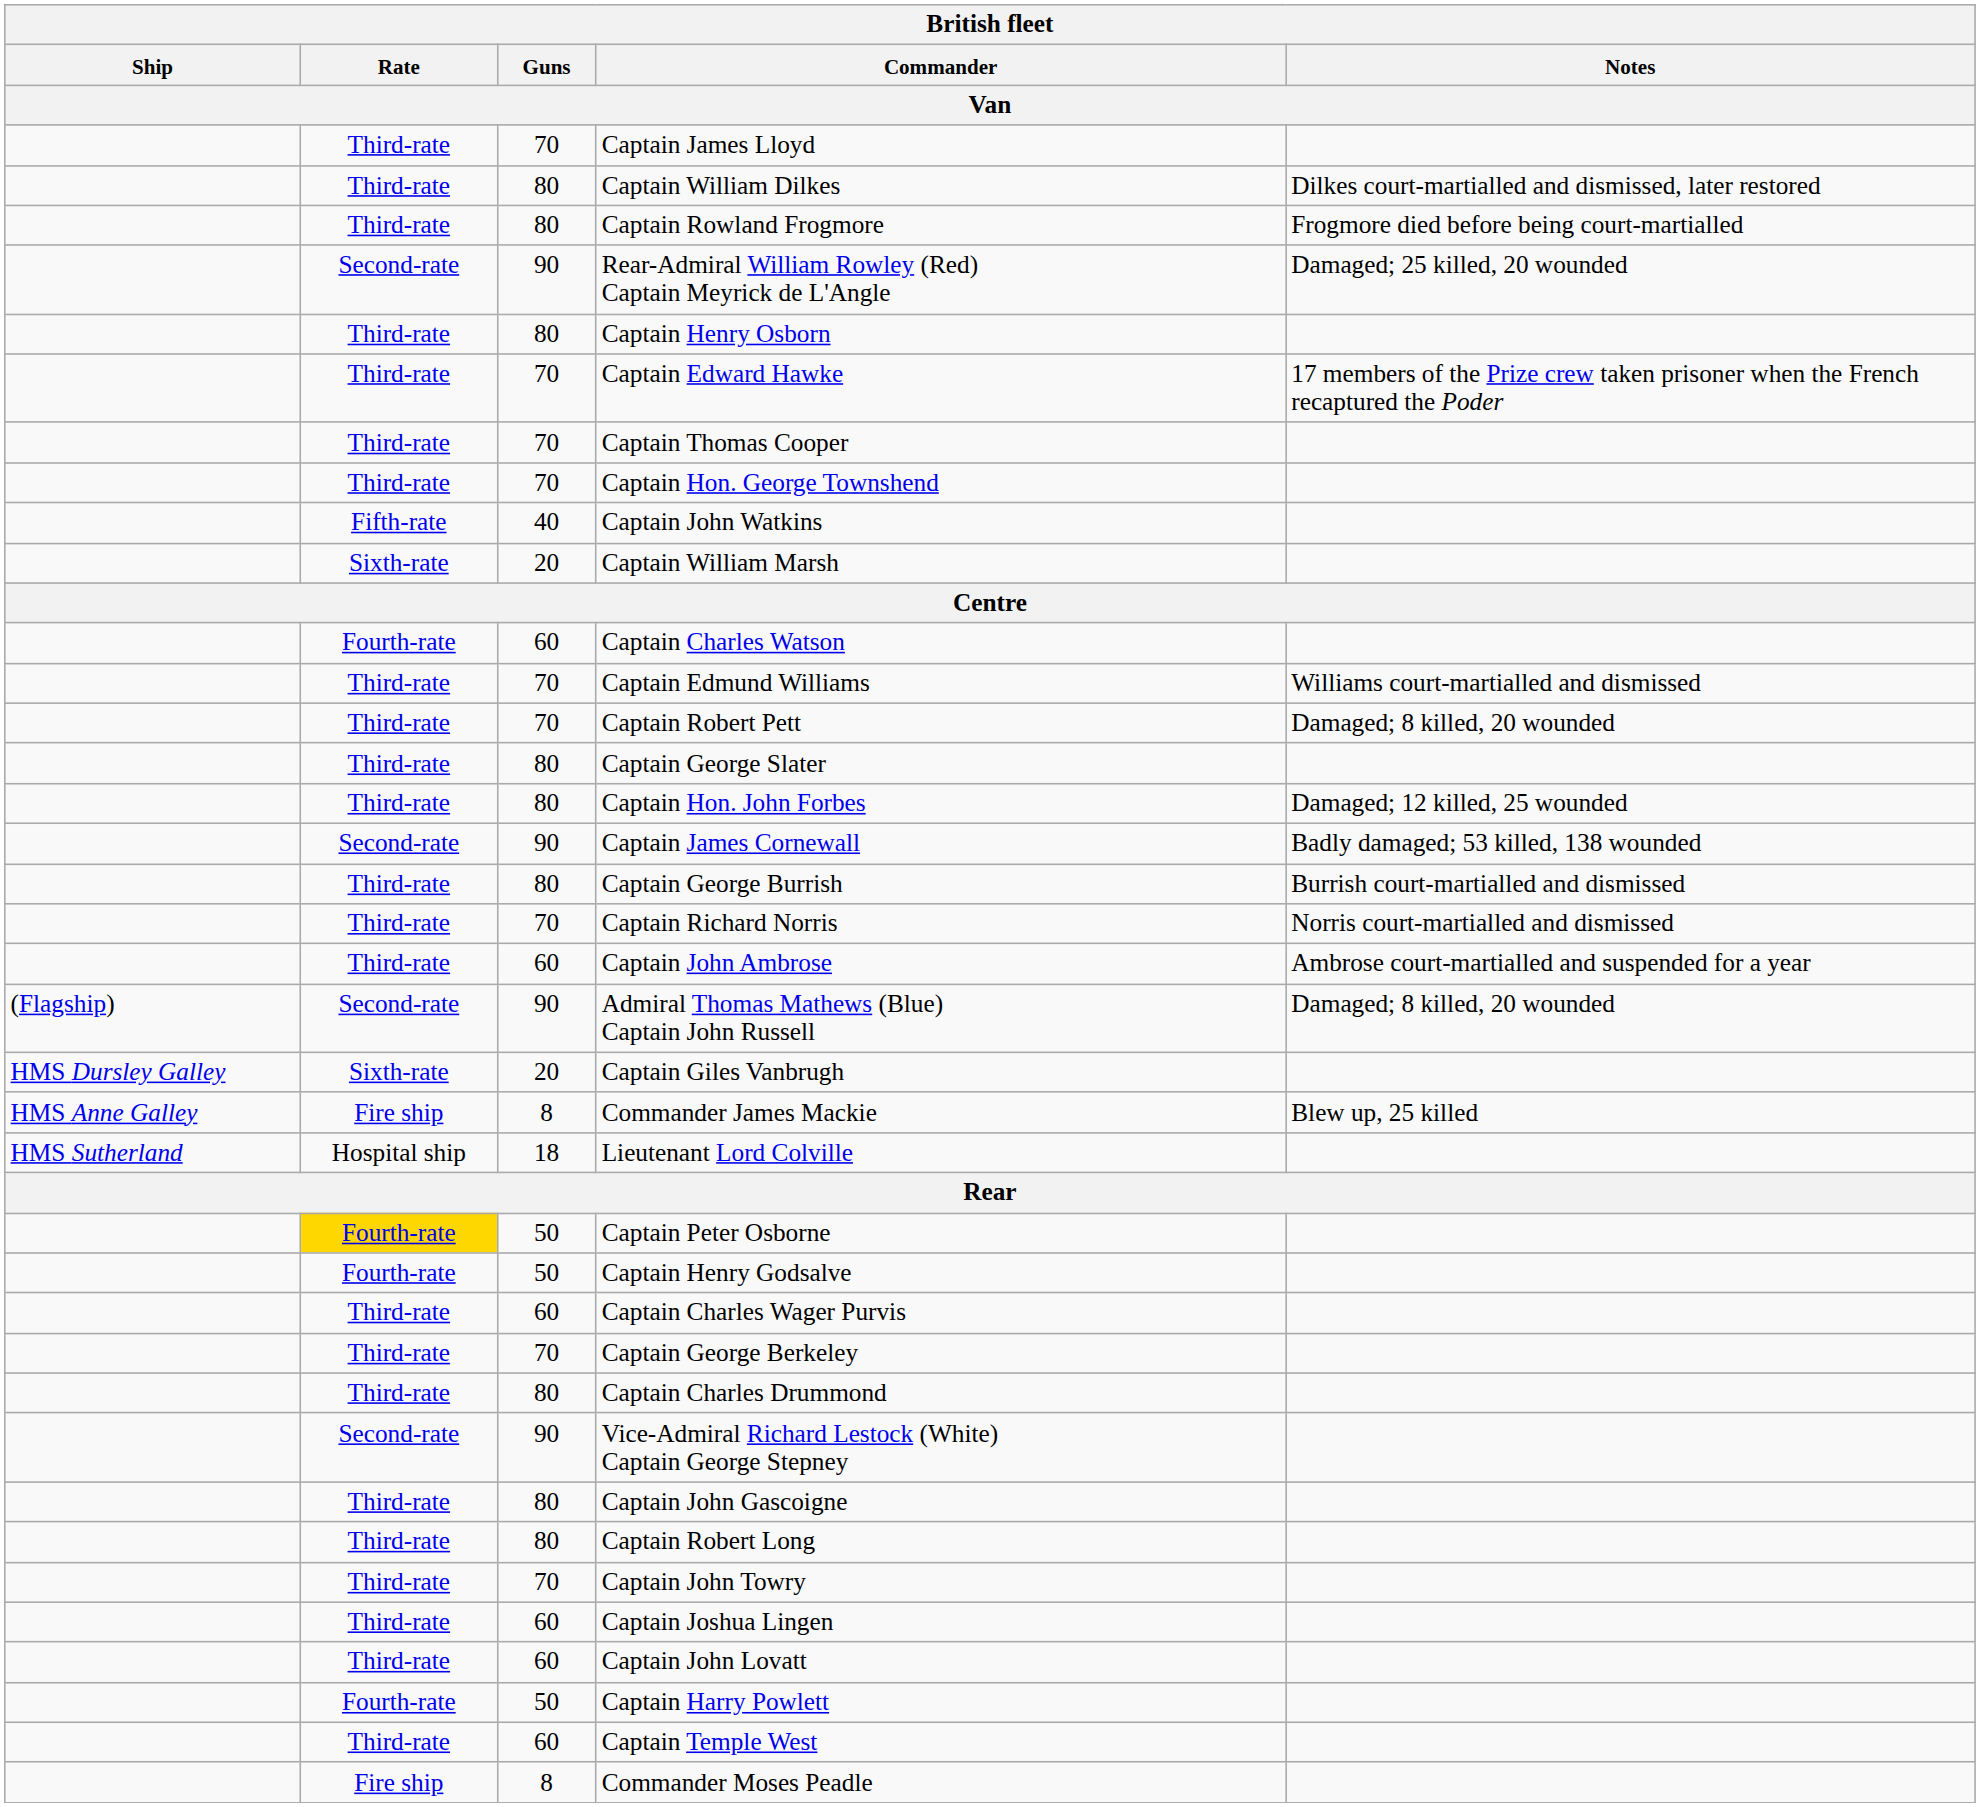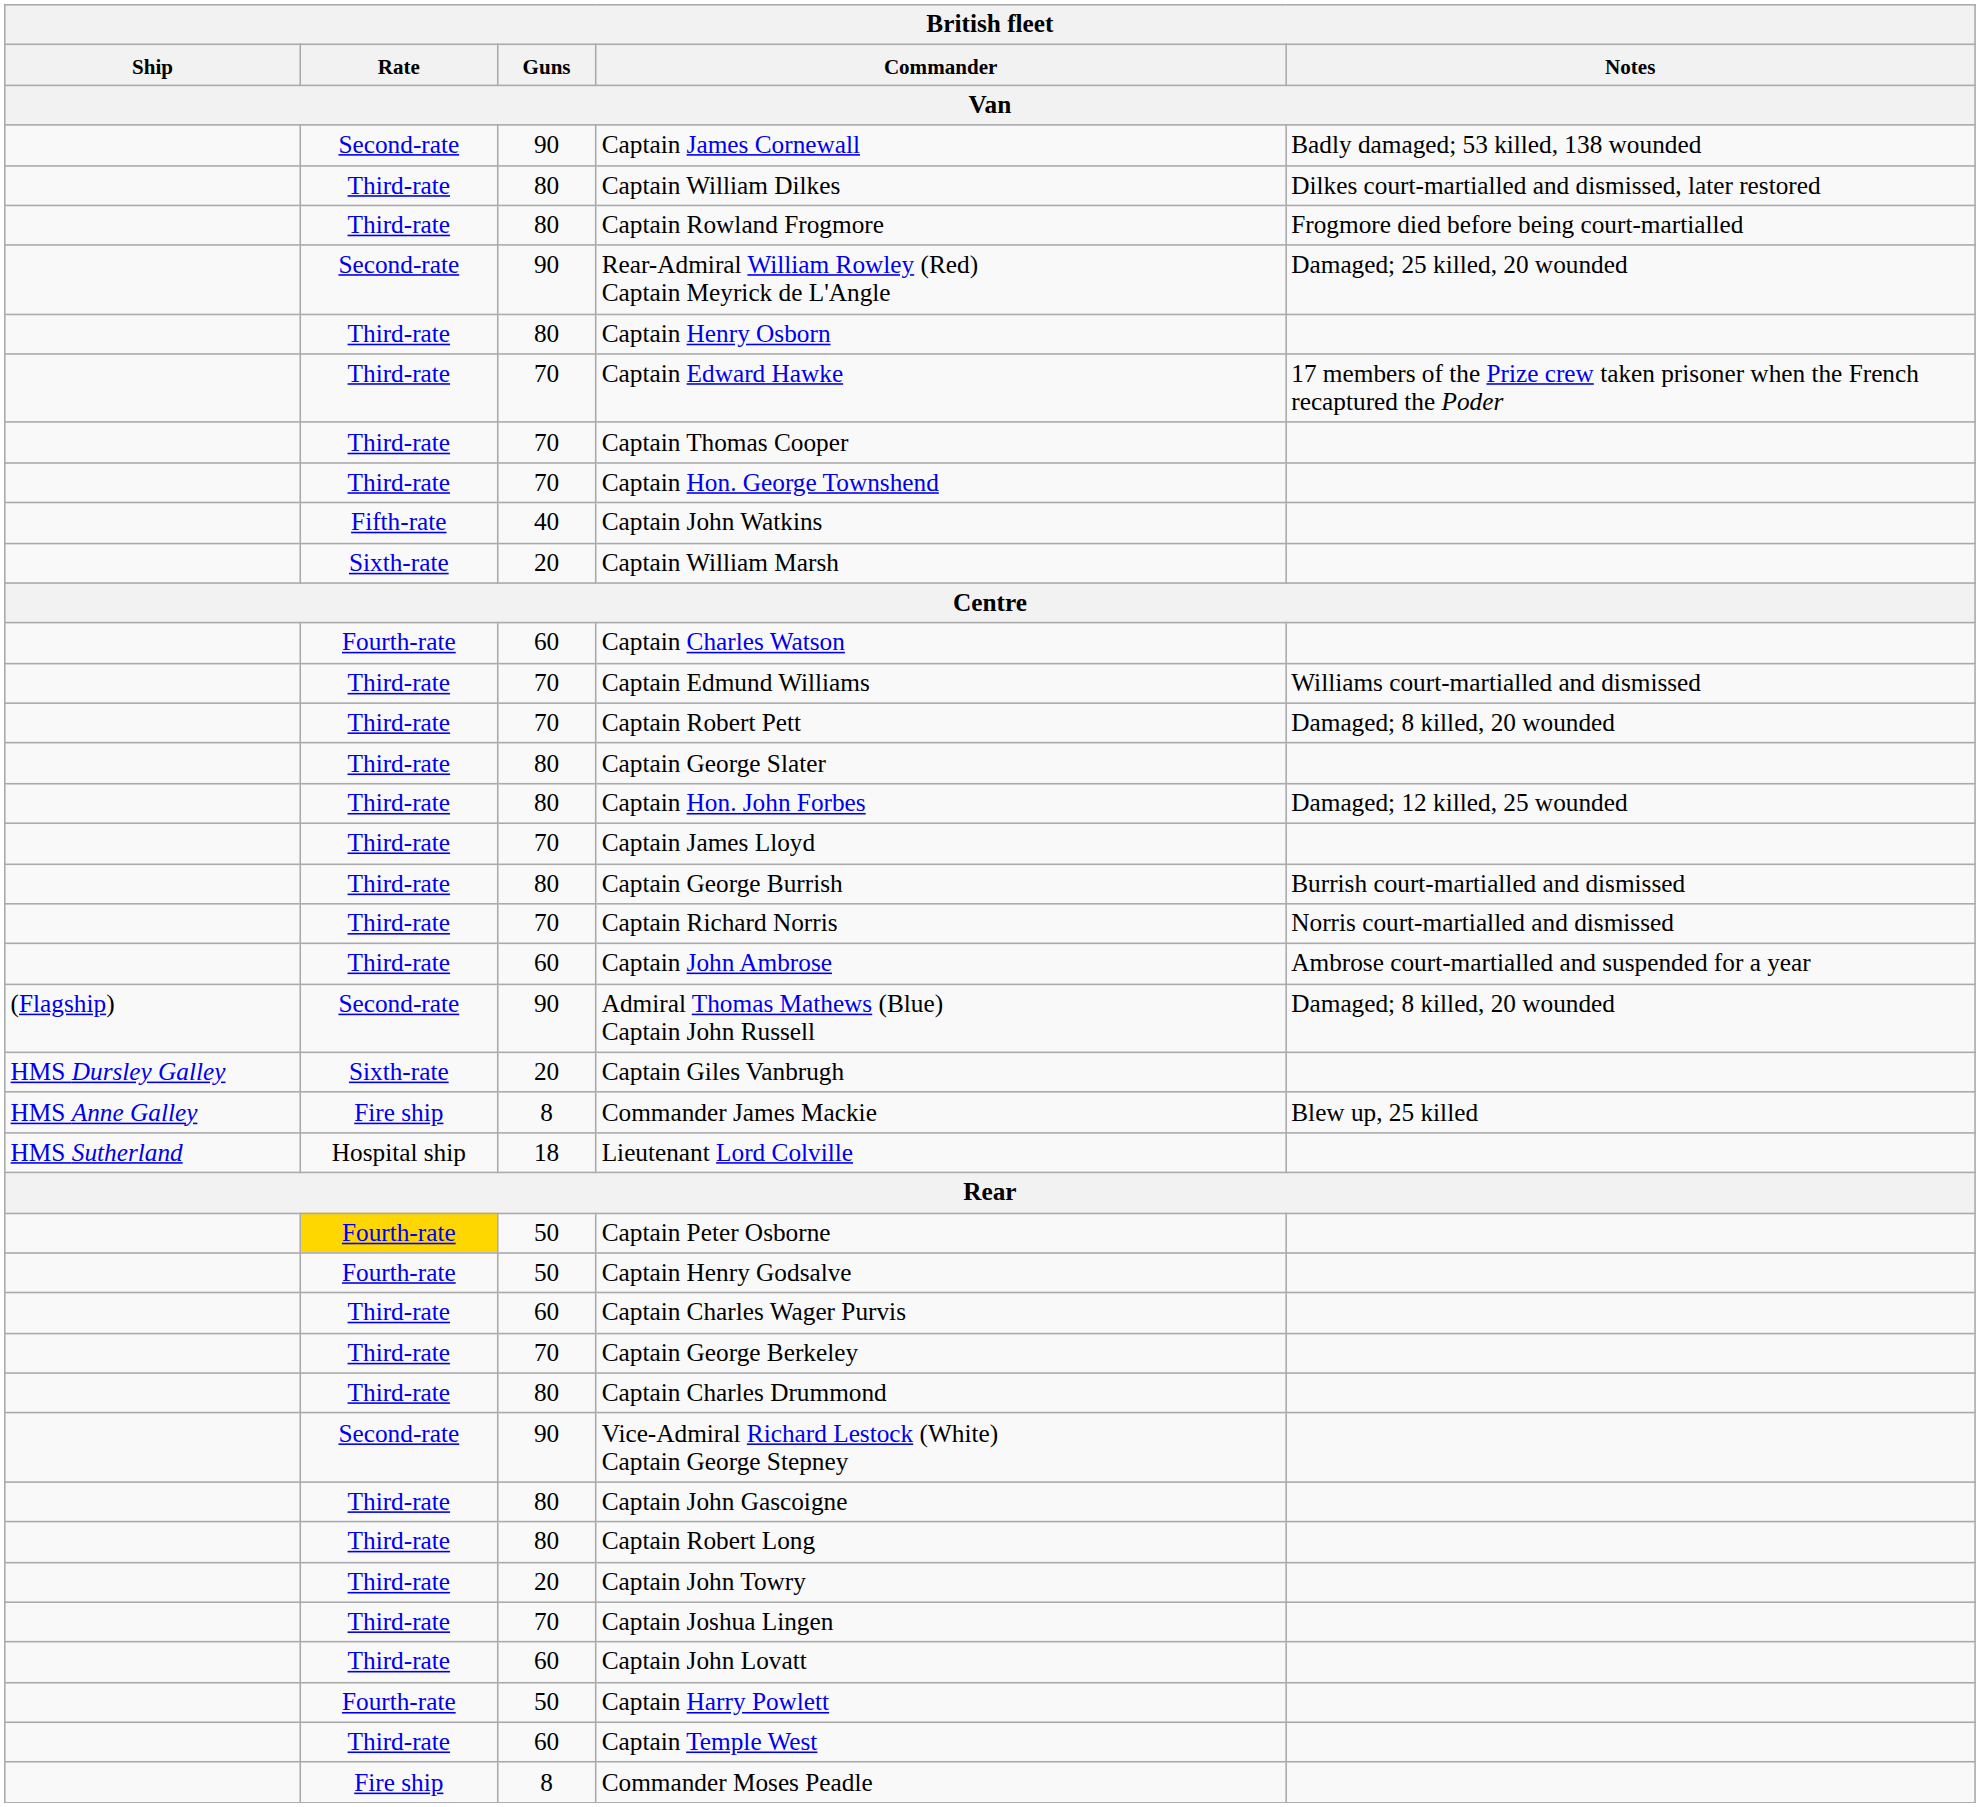rows swapped: (708, 144) <-> (731, 843)
(547, 1581) 70 -> (547, 1581) 20
(547, 1621) 60 -> (547, 1621) 70
